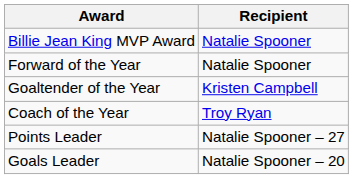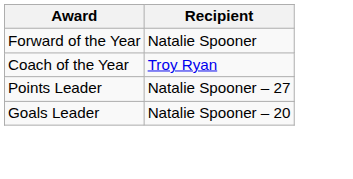- row: (101, 40)
- row: (84, 88)
